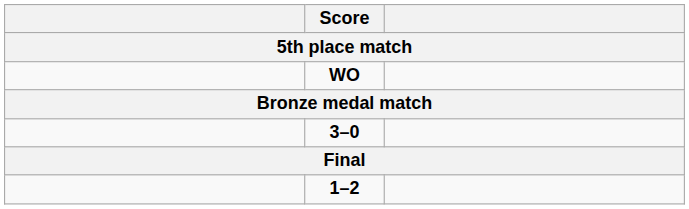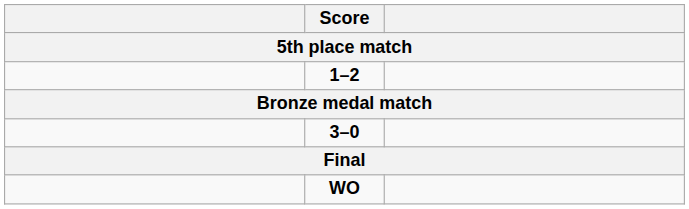rows swapped: (344, 75) <-> (344, 189)
